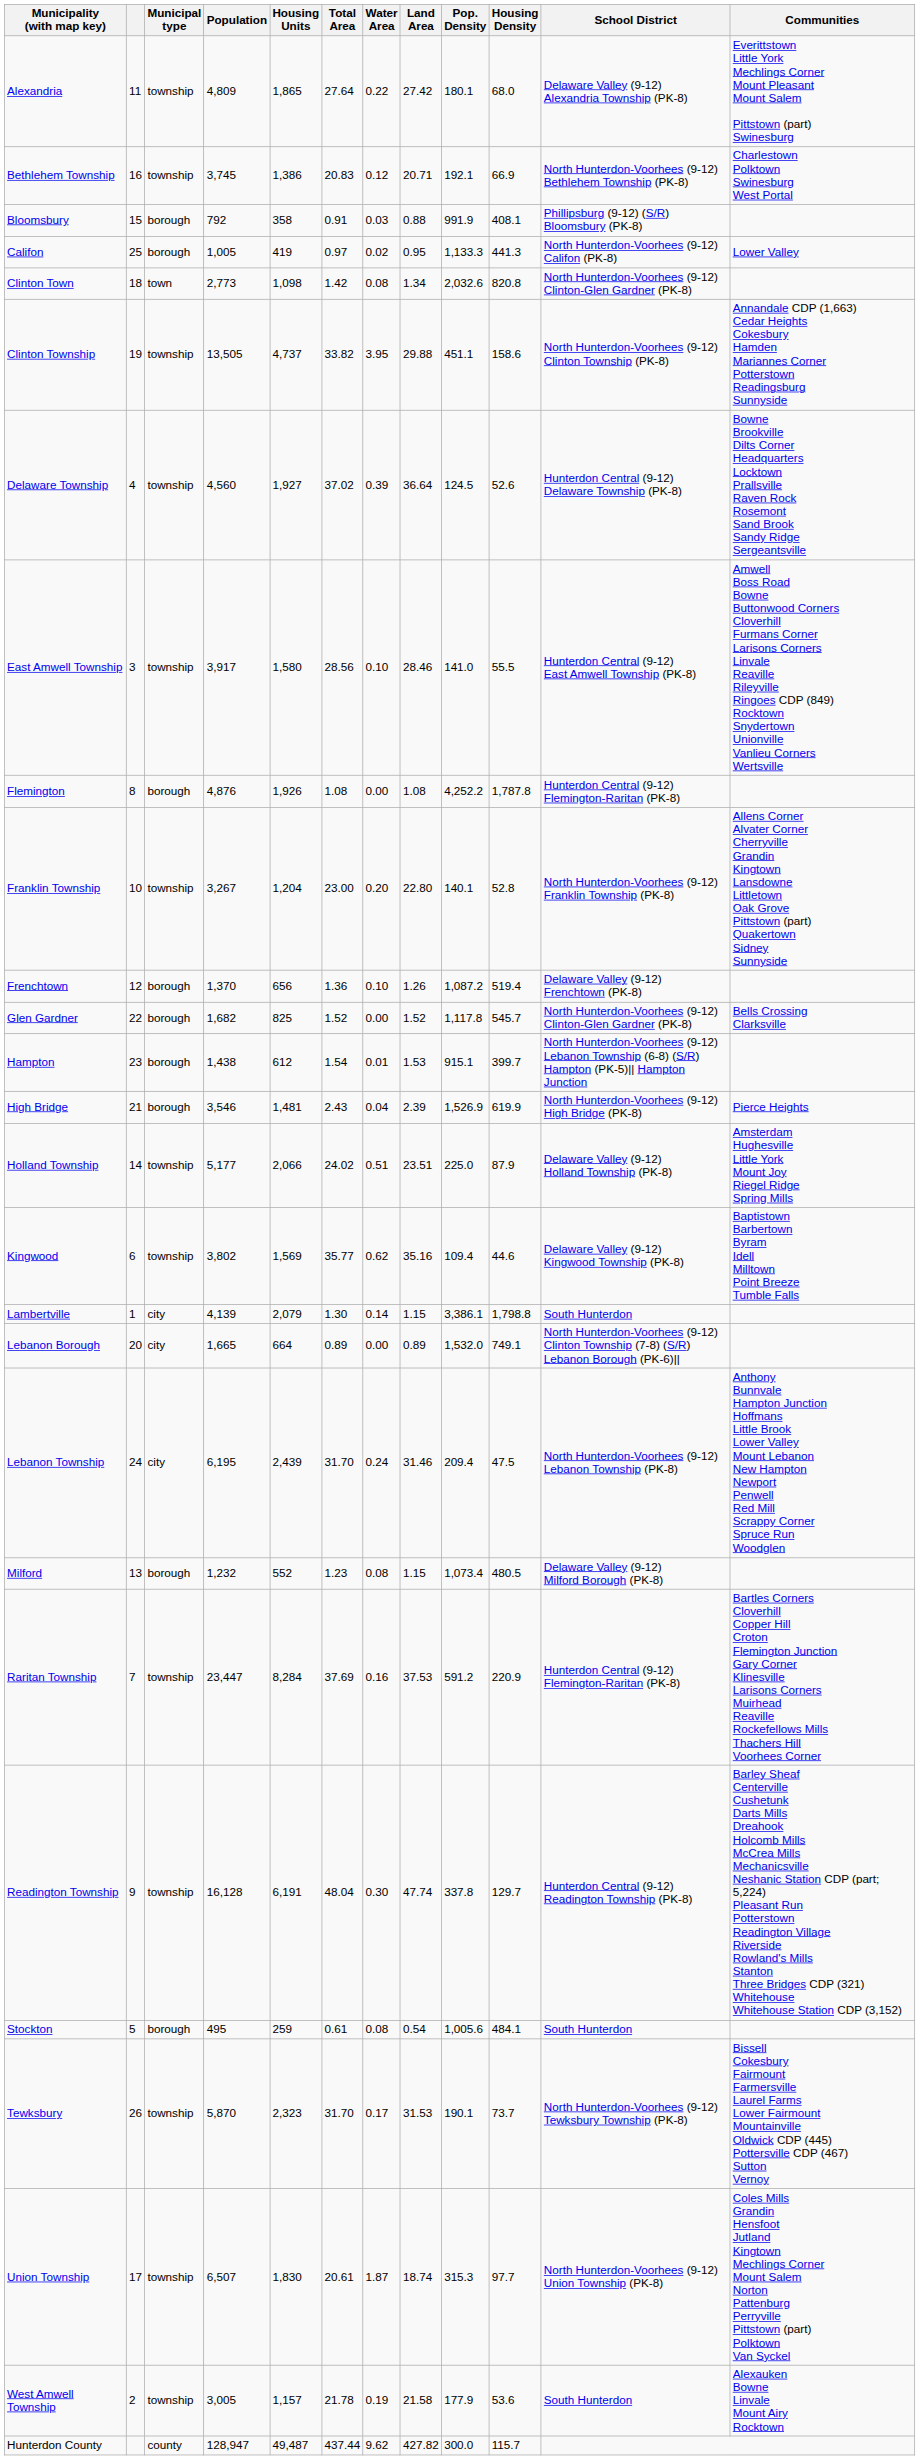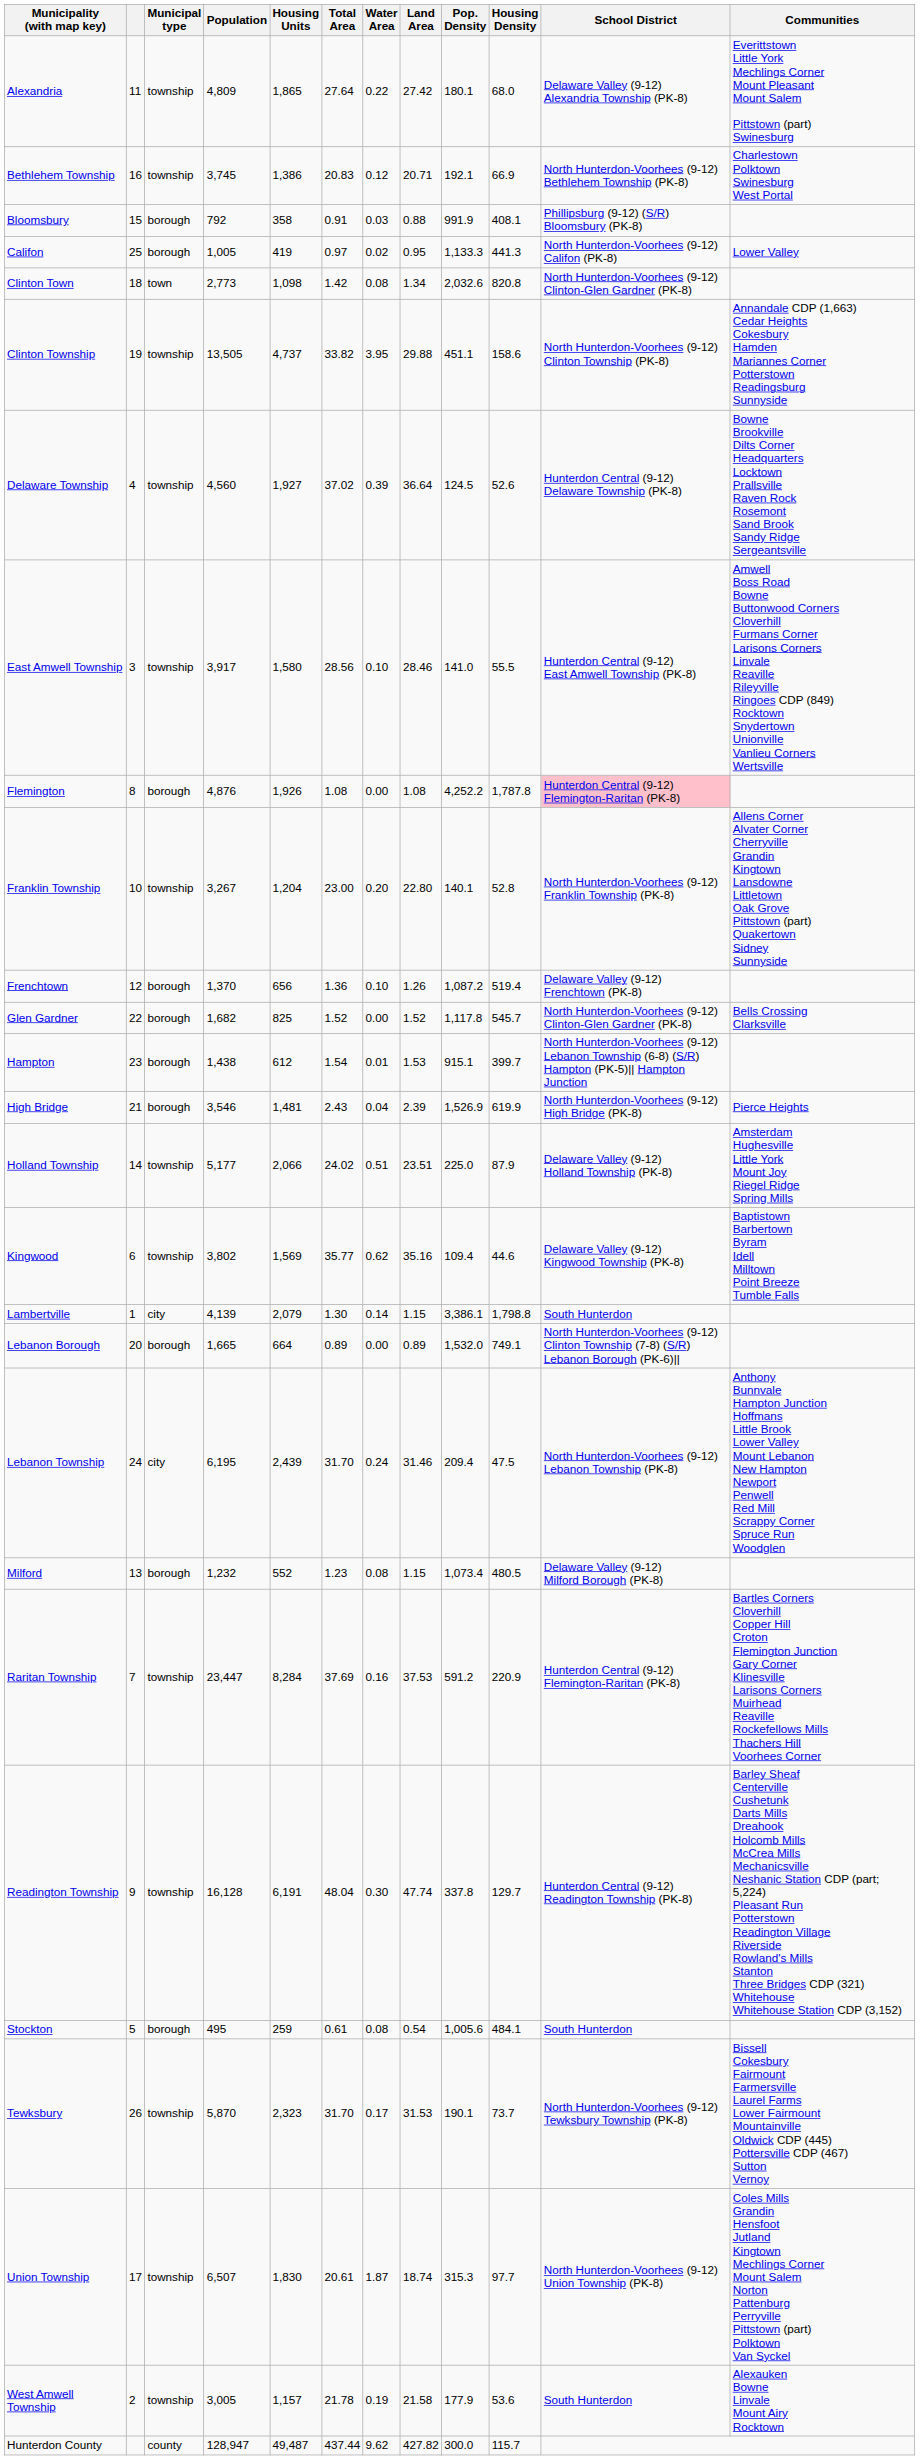(612, 791) no background -> (612, 791) pink background
(156, 1345) city -> (169, 1345) borough
